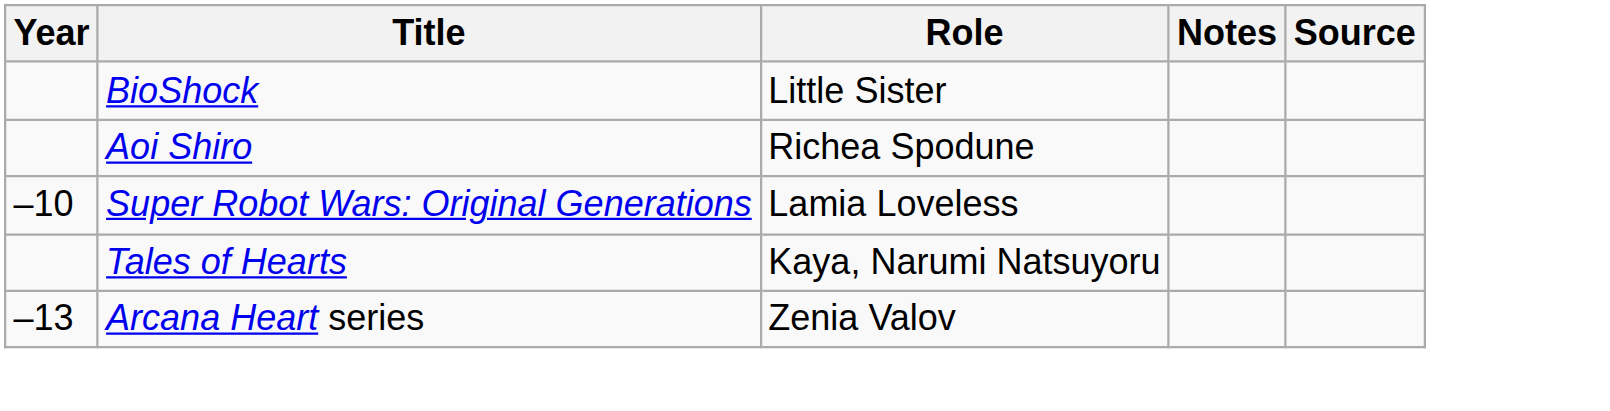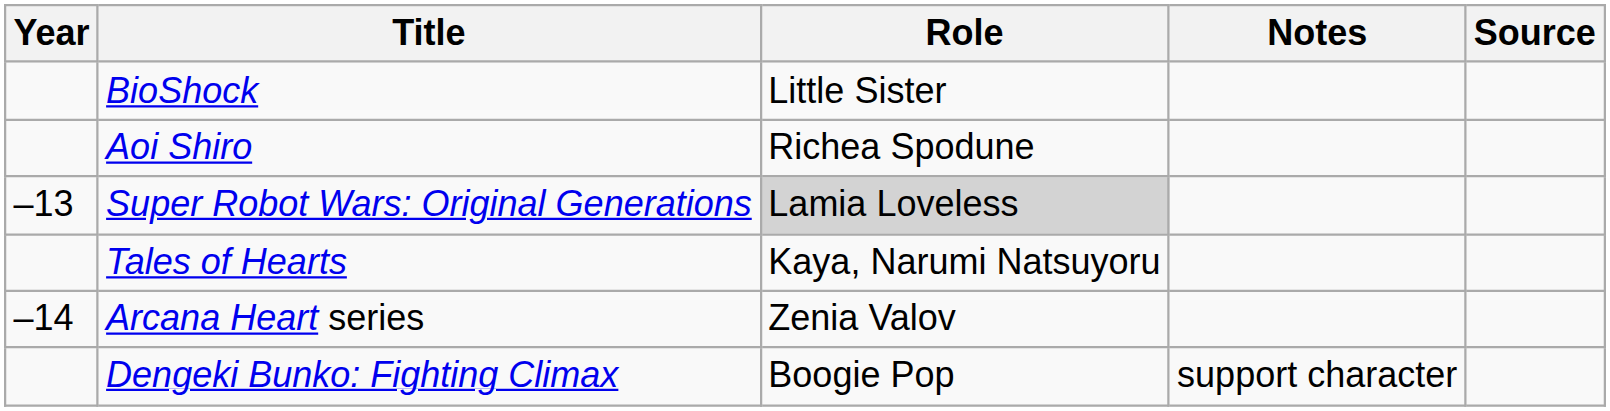(43, 204) –10 -> (43, 204) –13
(893, 204) no background -> (893, 204) lightgrey background
(43, 318) –13 -> (43, 318) –14
+ row: (362, 375)
